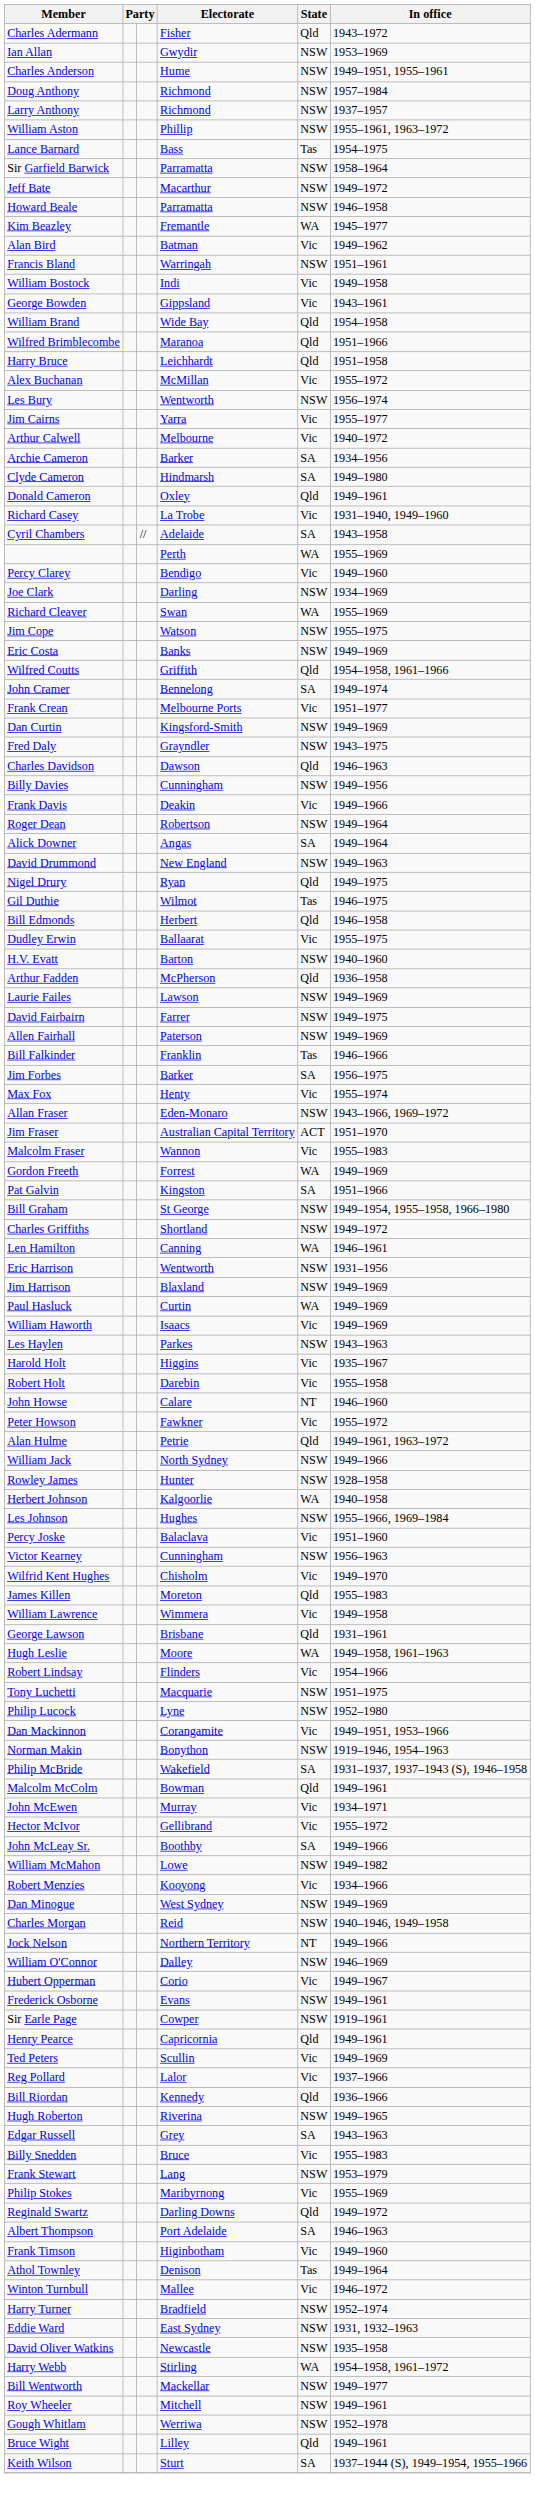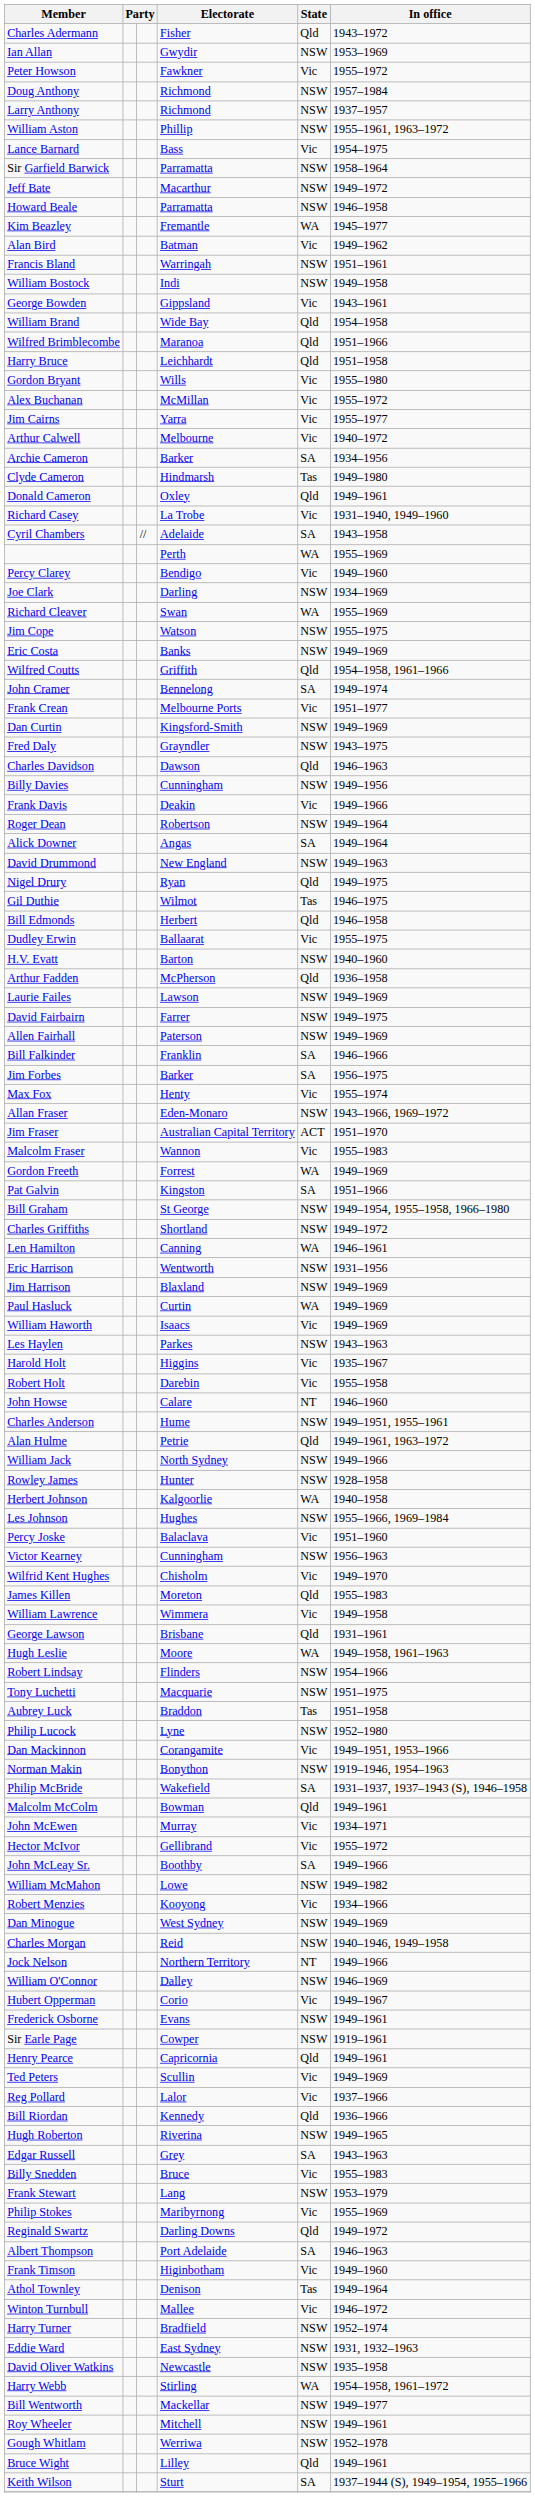rows swapped: (51, 71) <-> (41, 1421)
(309, 149) Tas -> (309, 149) Vic
(309, 284) Vic -> (314, 284) NSW
+ row: (44, 380)
- row: (30, 399)
(308, 476) SA -> (309, 476) Tas
(309, 1055) Tas -> (308, 1055) SA
(309, 1672) Vic -> (314, 1672) NSW
+ row: (39, 1711)
